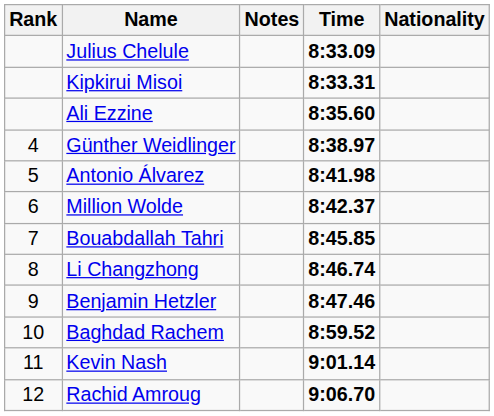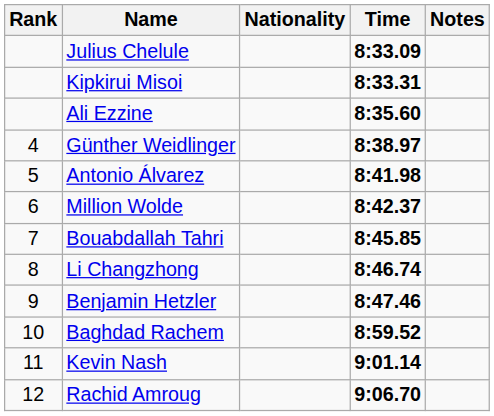columns swapped: (434, 20) <-> (272, 20)
